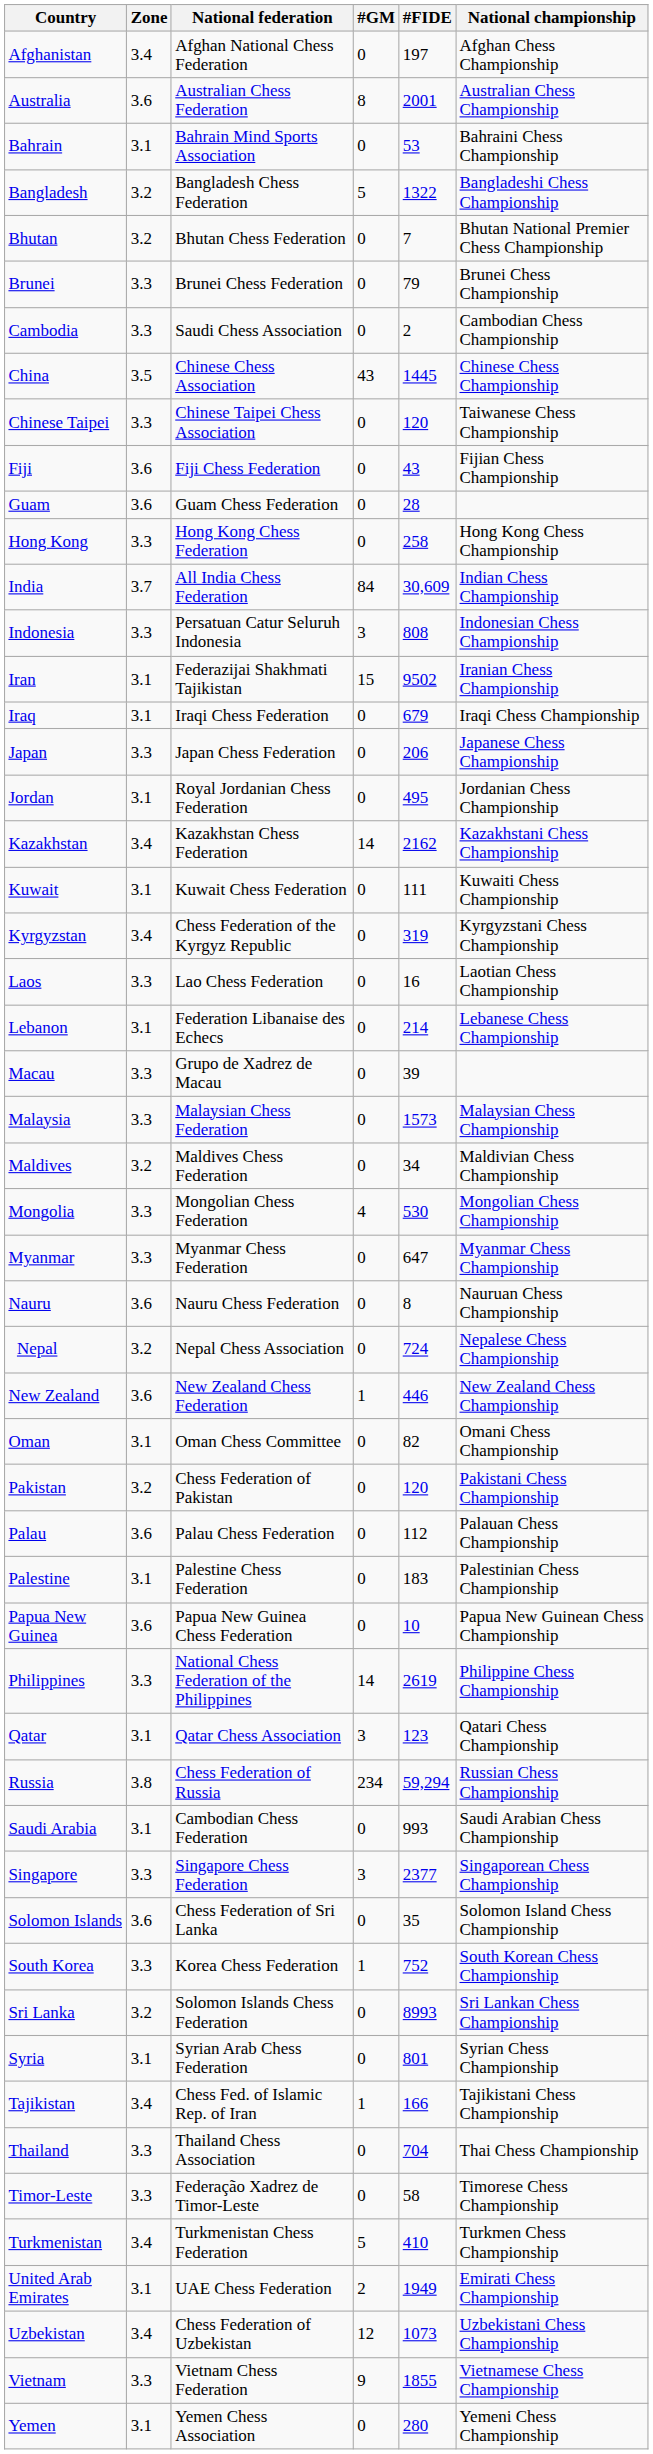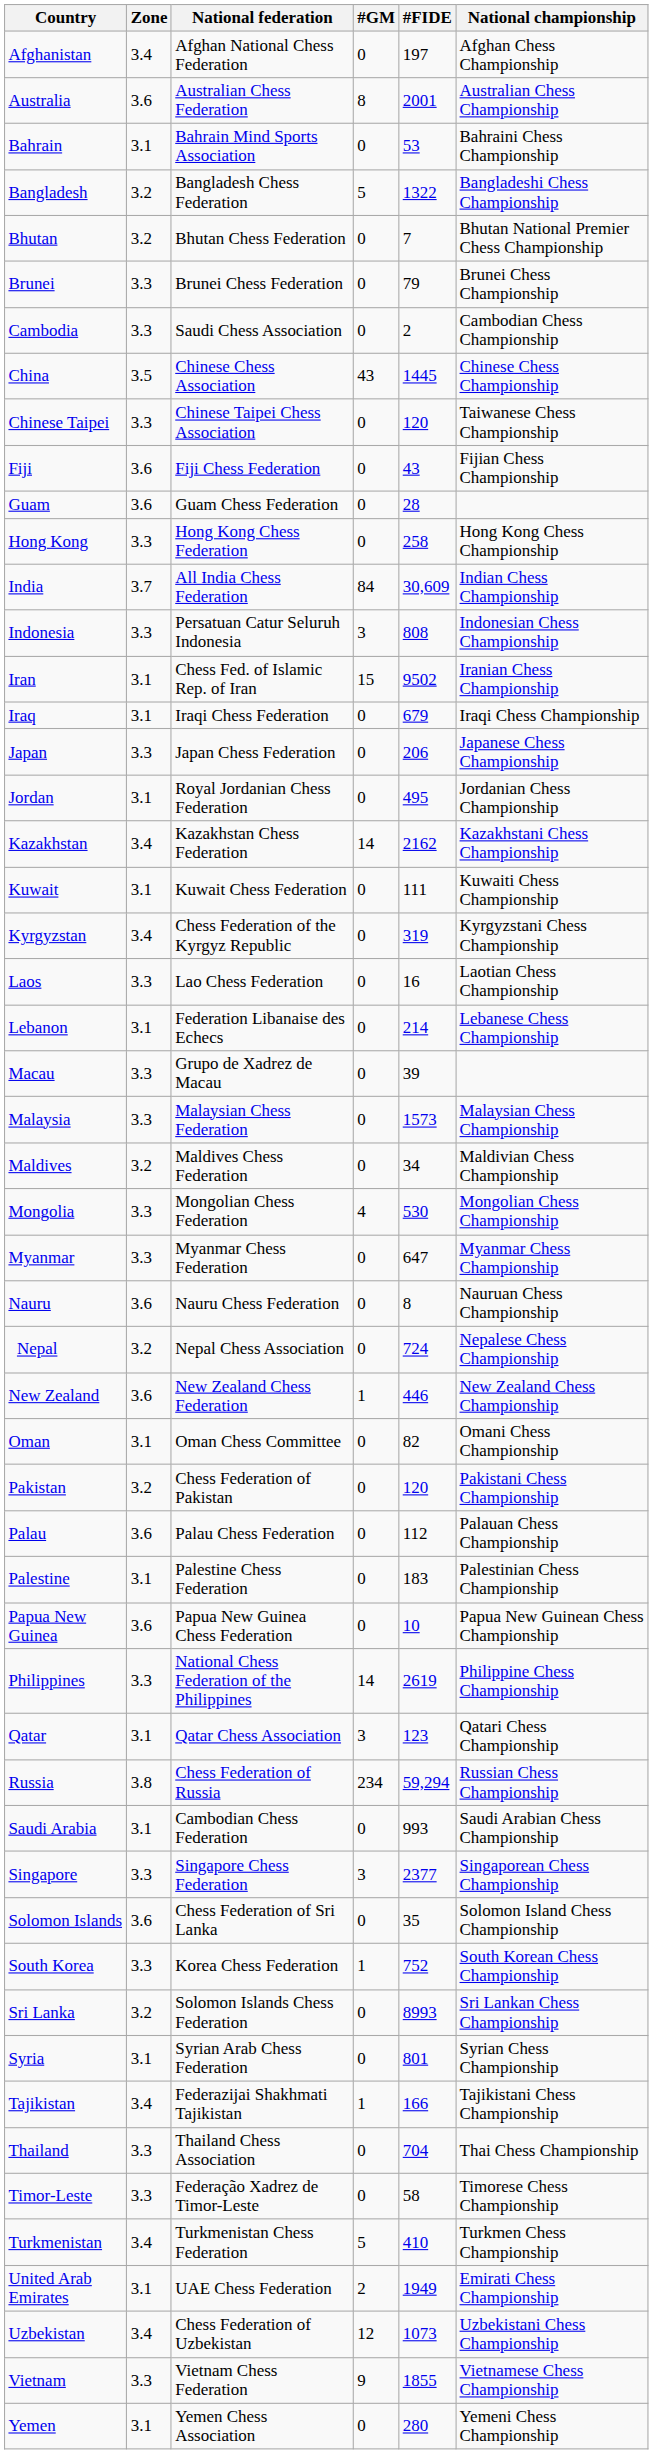(251, 678) Federazijai Shakhmati Tajikistan -> (249, 678) Chess Fed. of Islamic Rep. of Iran
(249, 2104) Chess Fed. of Islamic Rep. of Iran -> (251, 2104) Federazijai Shakhmati Tajikistan
